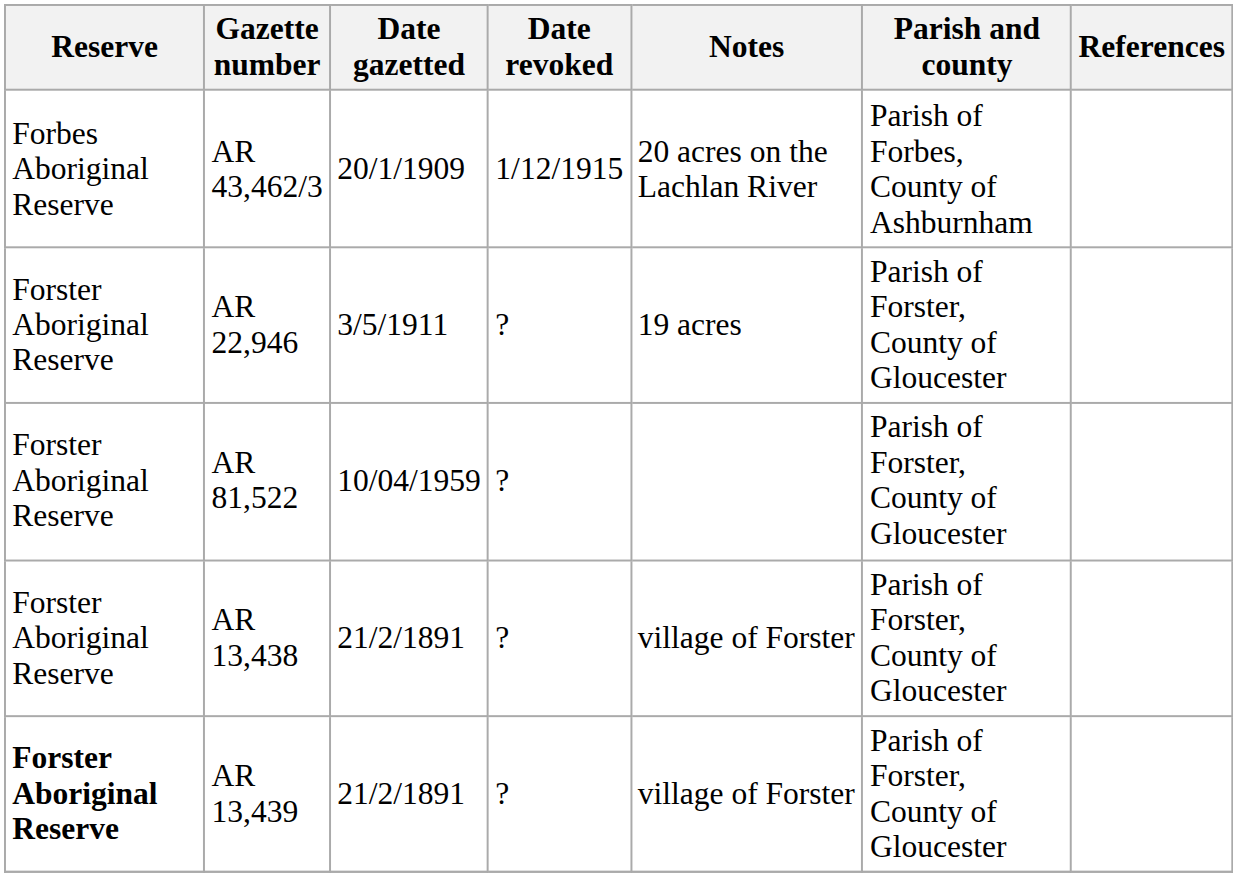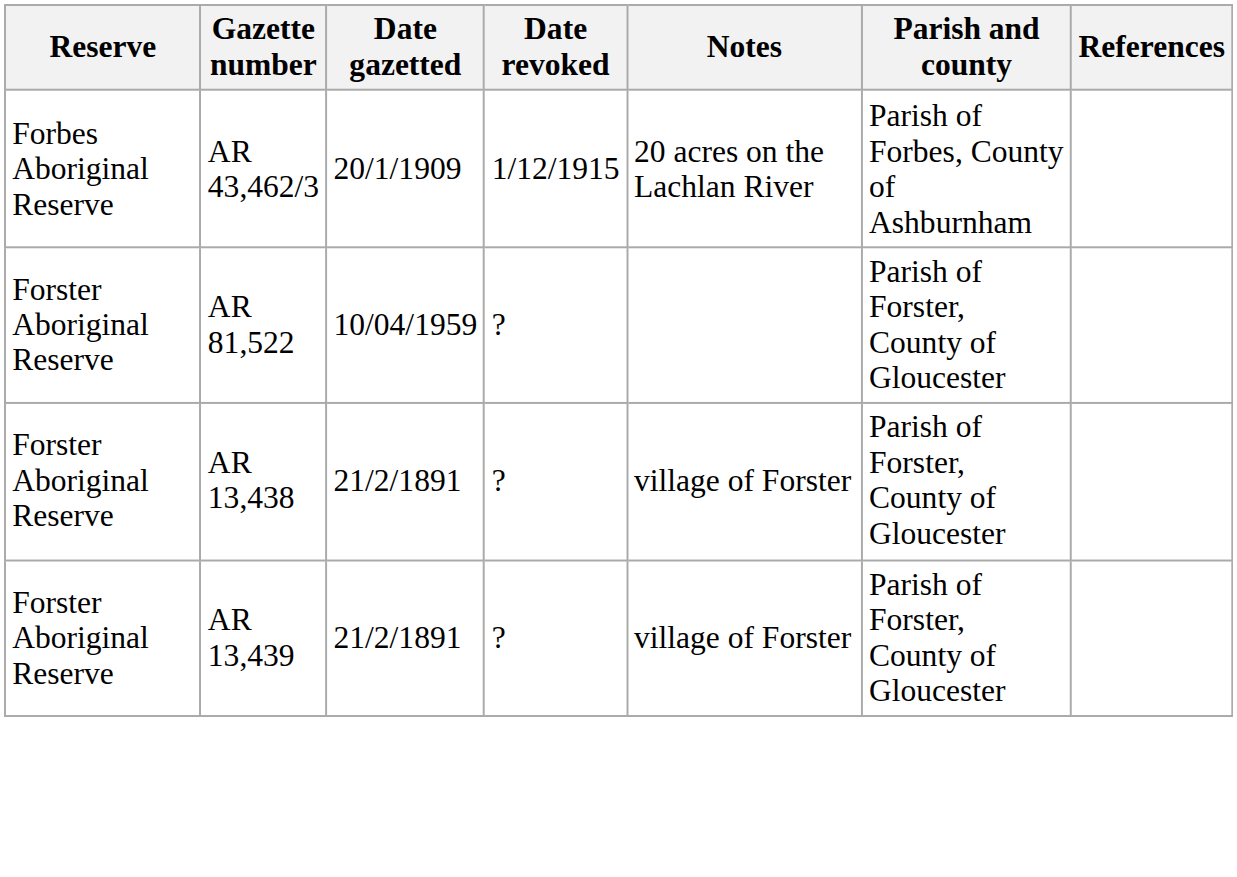- row: (255, 324)
(85, 793) bold -> (81, 637) normal
